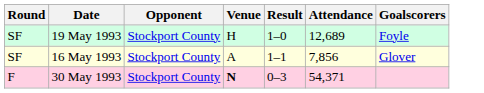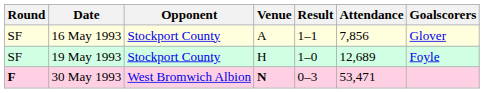rows swapped: (86, 56) <-> (86, 35)
(11, 77) normal -> (11, 77) bold
(174, 77) Stockport County -> (189, 77) West Bromwich Albion
(327, 77) 54,371 -> (357, 77) 53,471
